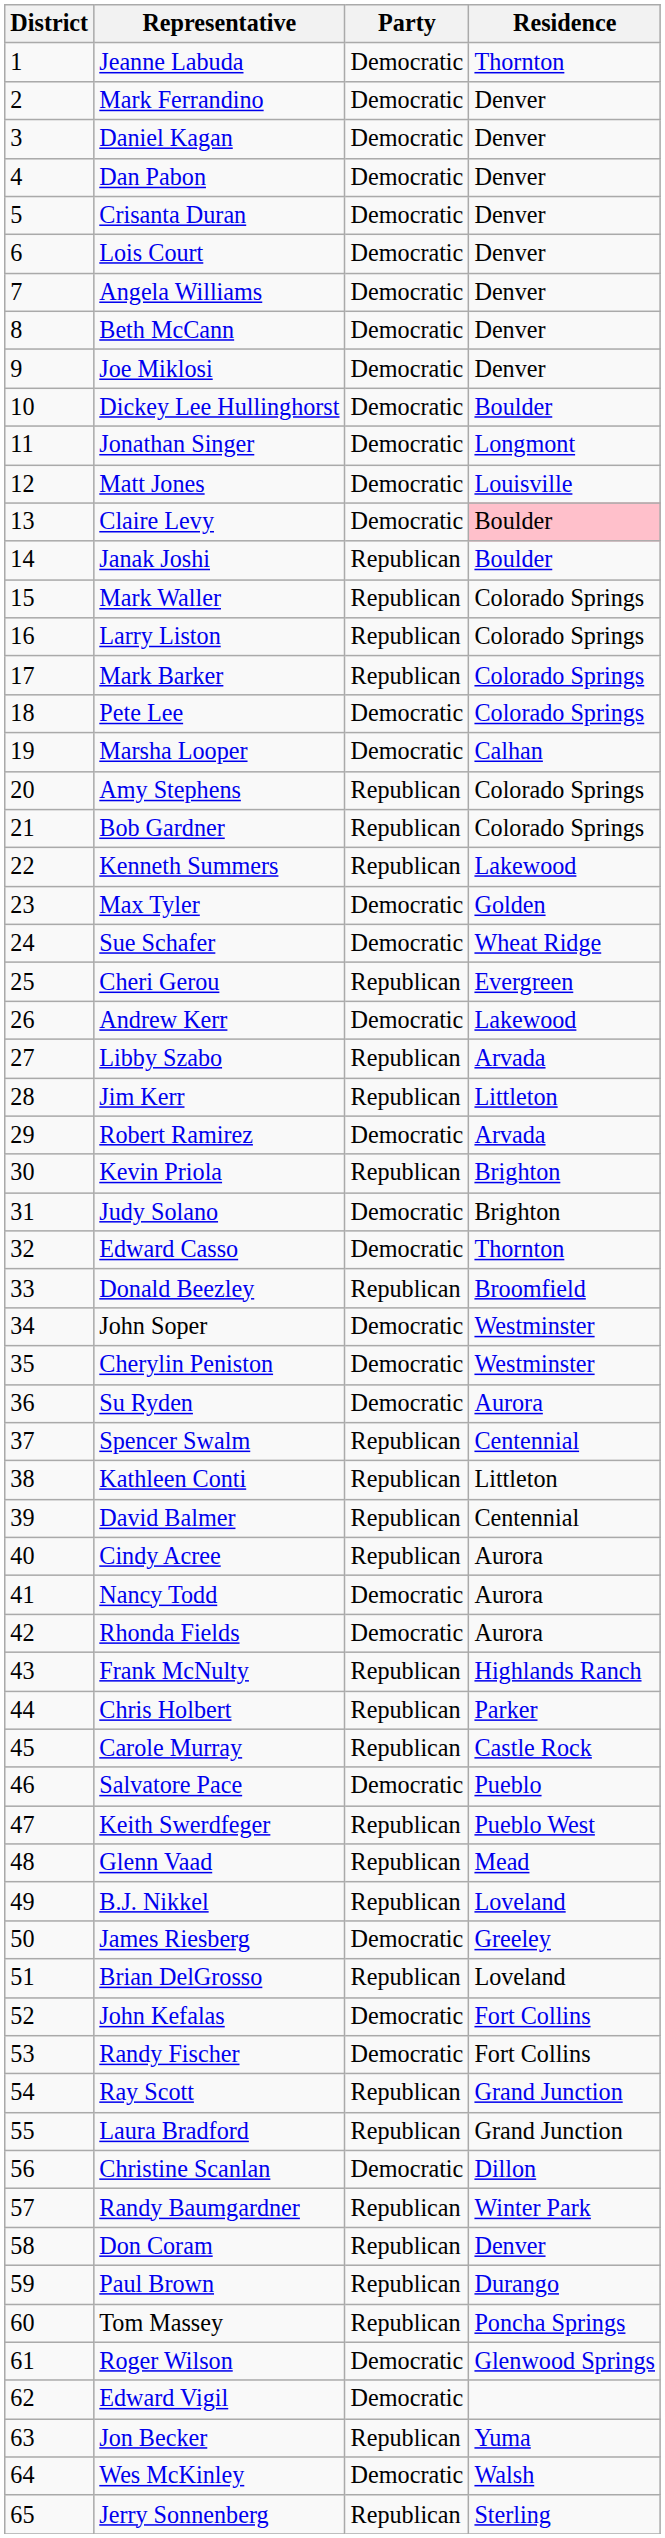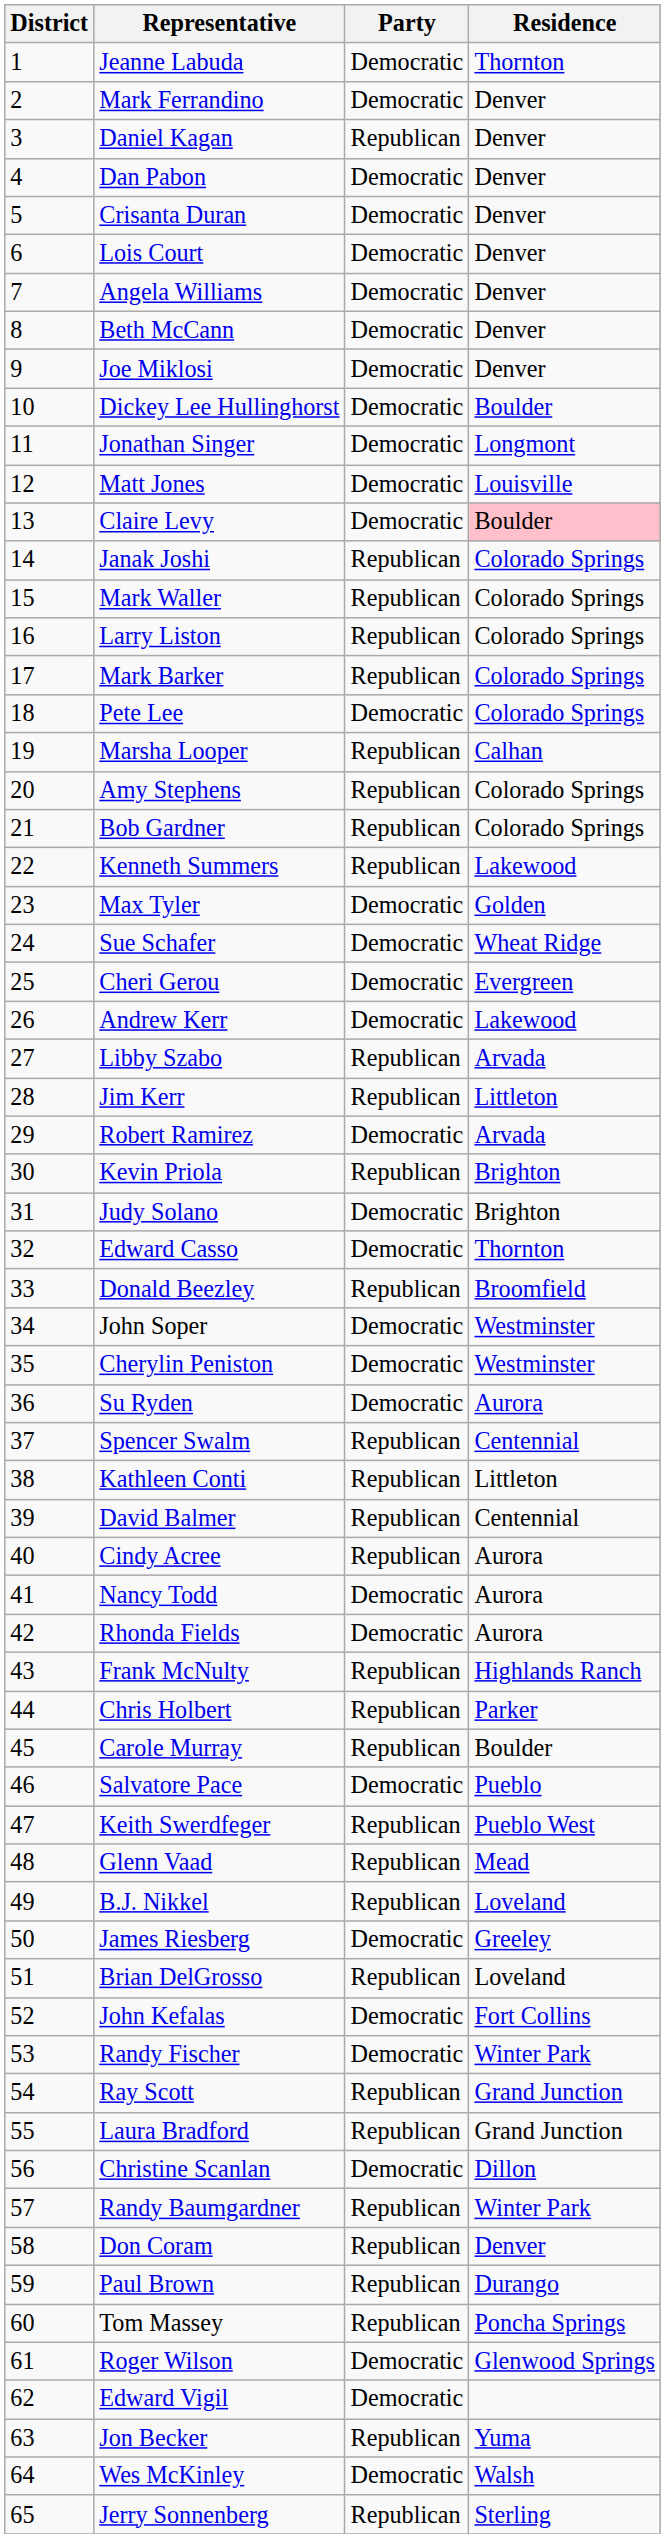(407, 138) Democratic -> (406, 138) Republican
(513, 560) Boulder -> (559, 560) Colorado Springs
(407, 751) Democratic -> (406, 751) Republican
(406, 981) Republican -> (407, 981) Democratic
(533, 1747) Castle Rock -> (513, 1747) Boulder
(532, 2054) Fort Collins -> (533, 2054) Winter Park
